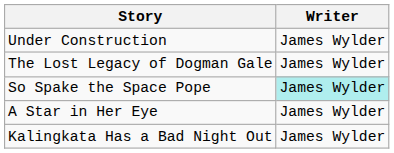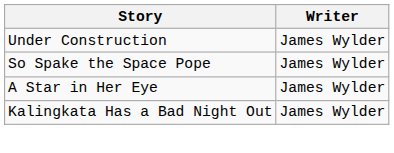- row: (140, 64)
(332, 88) paleturquoise background -> (332, 64) no background
